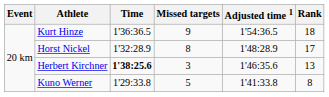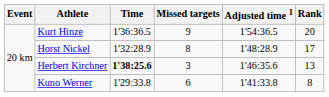(310, 32) 18 -> (310, 32) 20
(188, 83) 5 -> (188, 83) 6
